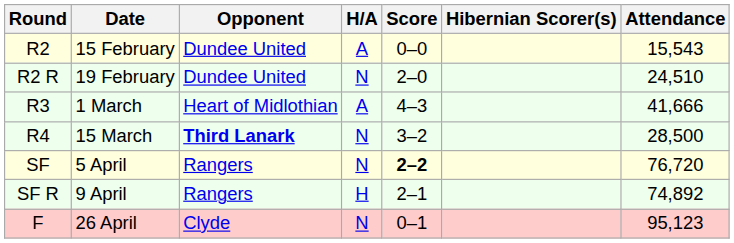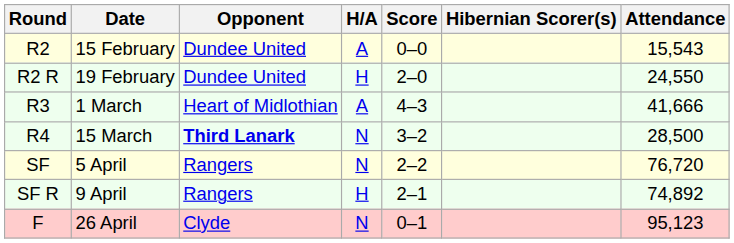(362, 77) N -> (362, 77) H
(675, 77) 24,510 -> (675, 77) 24,550
(412, 164) bold -> (412, 164) normal
